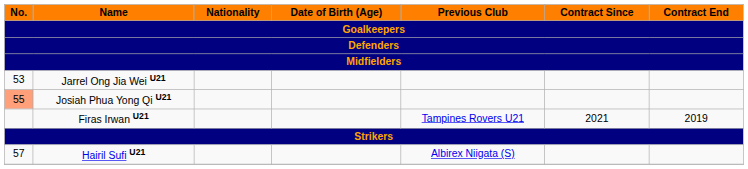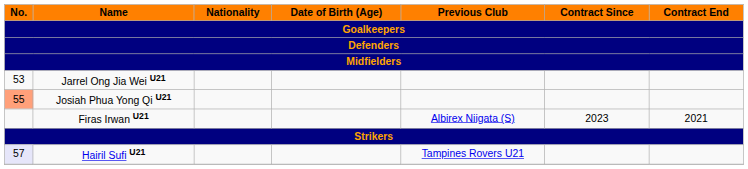(473, 118) Tampines Rovers U21 -> (473, 118) Albirex Niigata (S)
(597, 118) 2021 -> (597, 118) 2023
(696, 118) 2019 -> (696, 118) 2021
(19, 154) no background -> (19, 154) lavender background
(473, 154) Albirex Niigata (S) -> (473, 154) Tampines Rovers U21
